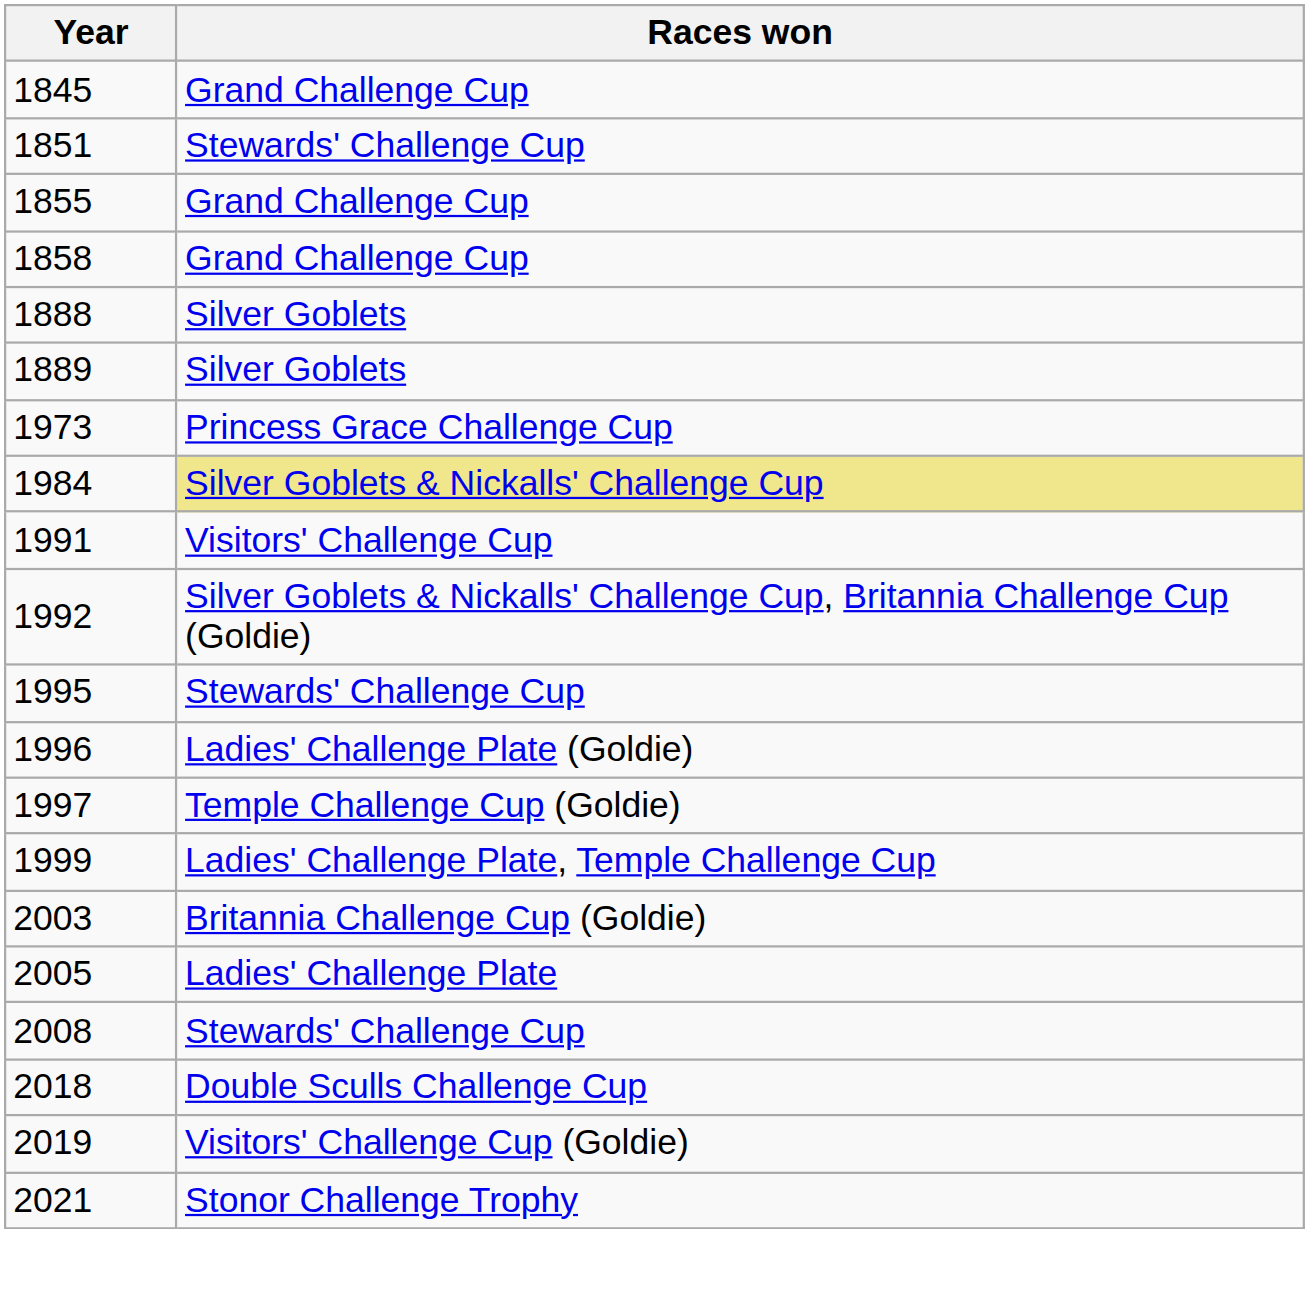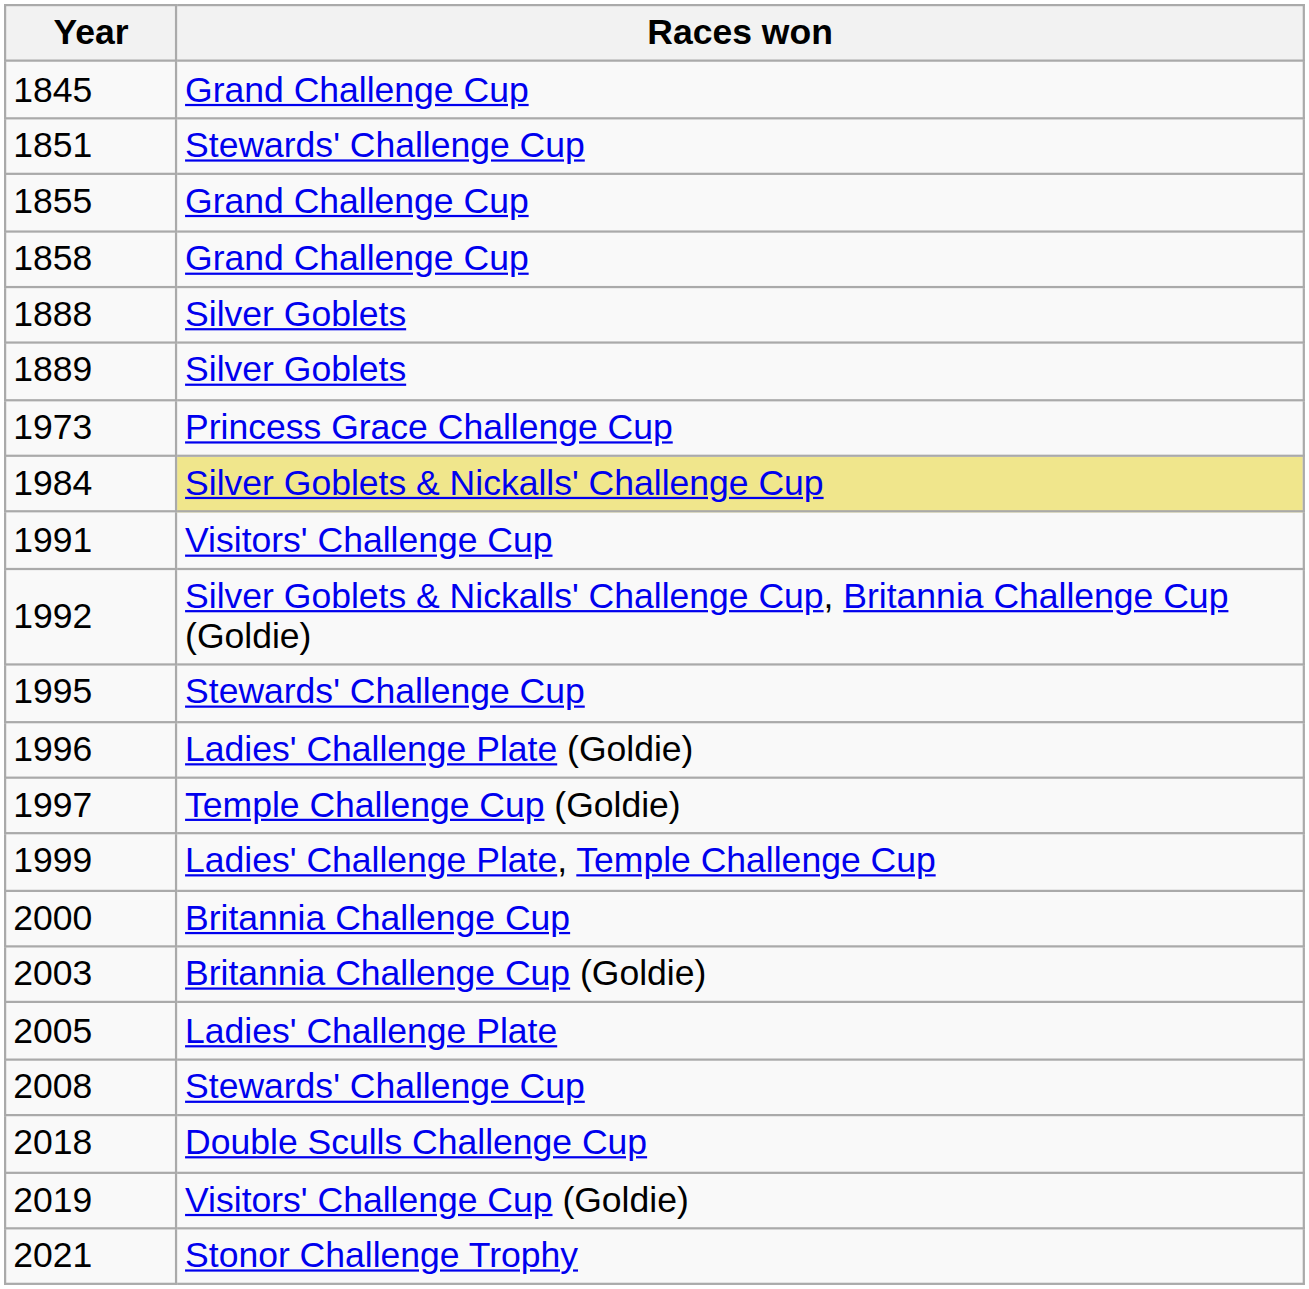+ row: (53, 917)
